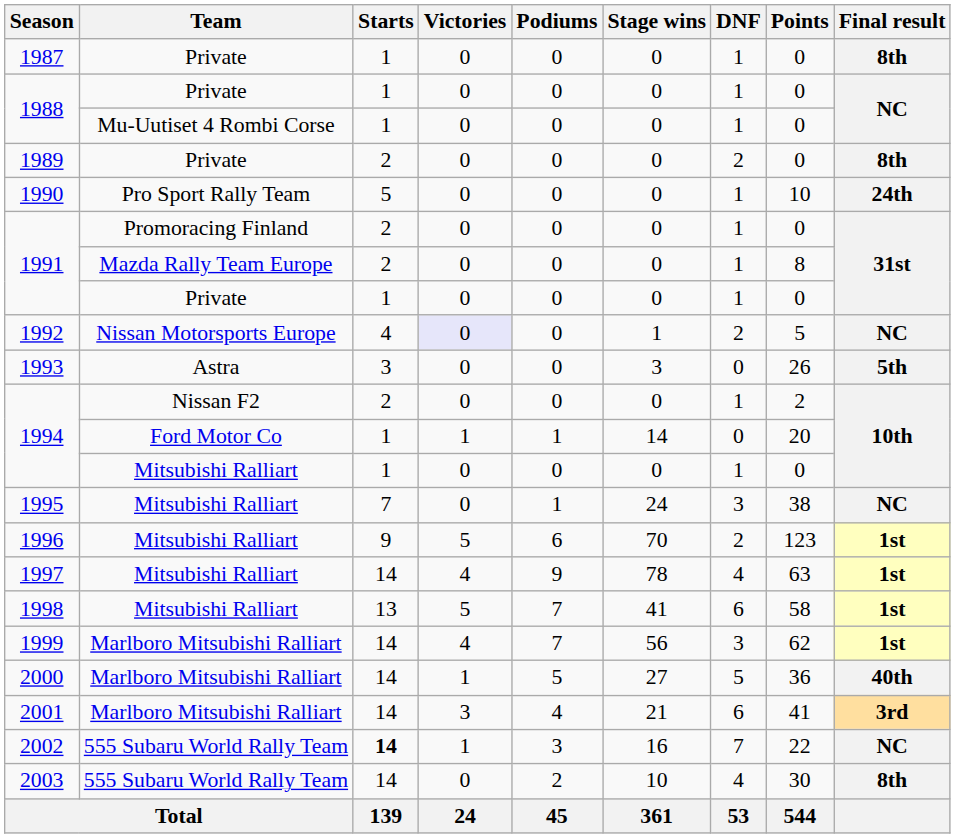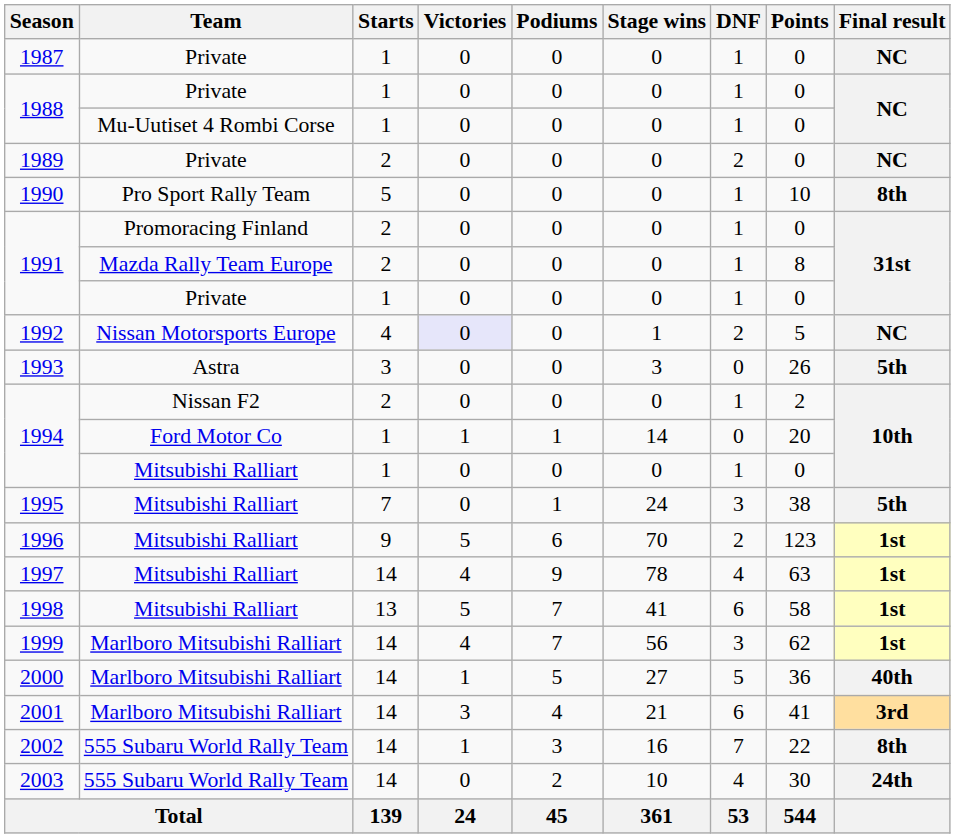(892, 56) 8th -> (892, 56) NC
(892, 159) 8th -> (892, 159) NC
(892, 194) 24th -> (892, 194) 8th
(892, 504) NC -> (892, 504) 5th
(386, 746) bold -> (386, 746) normal
(892, 746) NC -> (892, 746) 8th
(892, 780) 8th -> (892, 780) 24th
